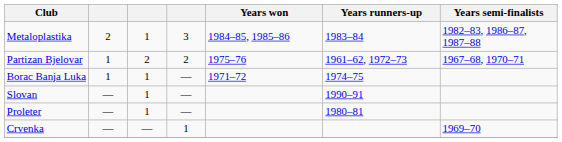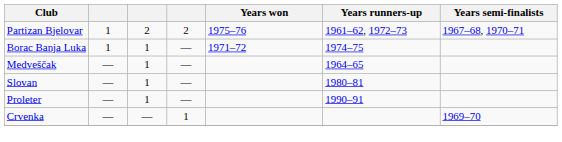- row: (39, 36)
+ row: (32, 64)
(344, 94) 1990–91 -> (344, 82) 1980–81
(344, 111) 1980–81 -> (344, 99) 1990–91
